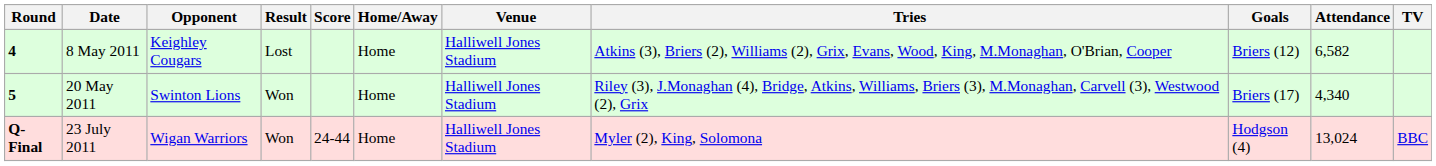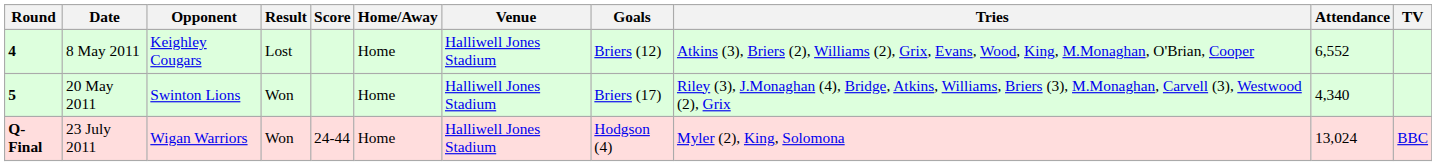columns swapped: (910, 16) <-> (1270, 16)
(1332, 51) 6,582 -> (1332, 51) 6,552
